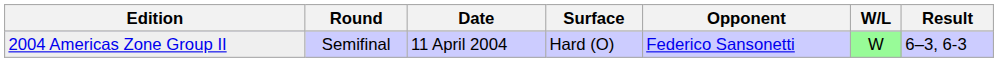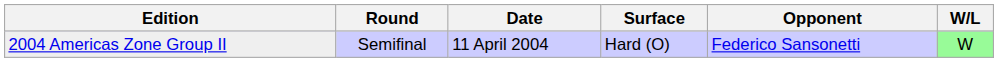- column: (947, 18)
